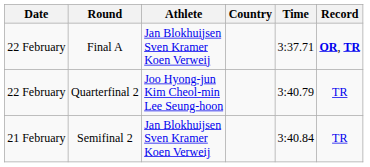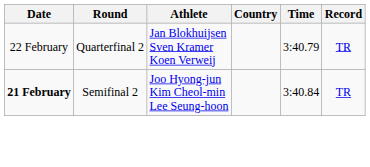- row: (105, 46)
(184, 92) Joo Hyong-jun Kim Cheol-min Lee Seung-hoon -> (188, 46) Jan Blokhuijsen Sven Kramer Koen Verweij
(36, 138) normal -> (39, 92) bold
(183, 138) Jan Blokhuijsen Sven Kramer Koen Verweij -> (189, 92) Joo Hyong-jun Kim Cheol-min Lee Seung-hoon
